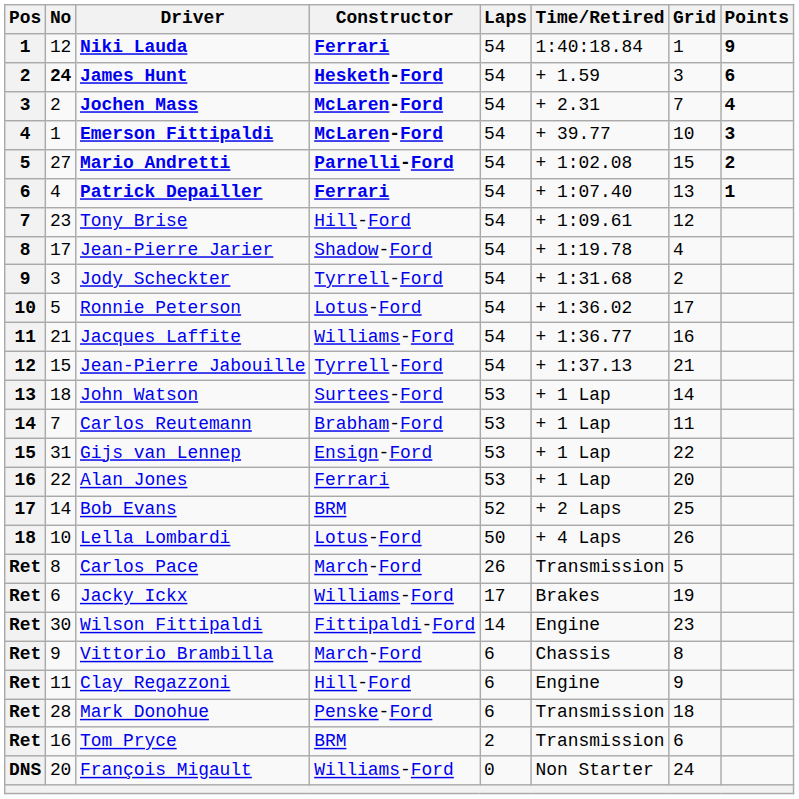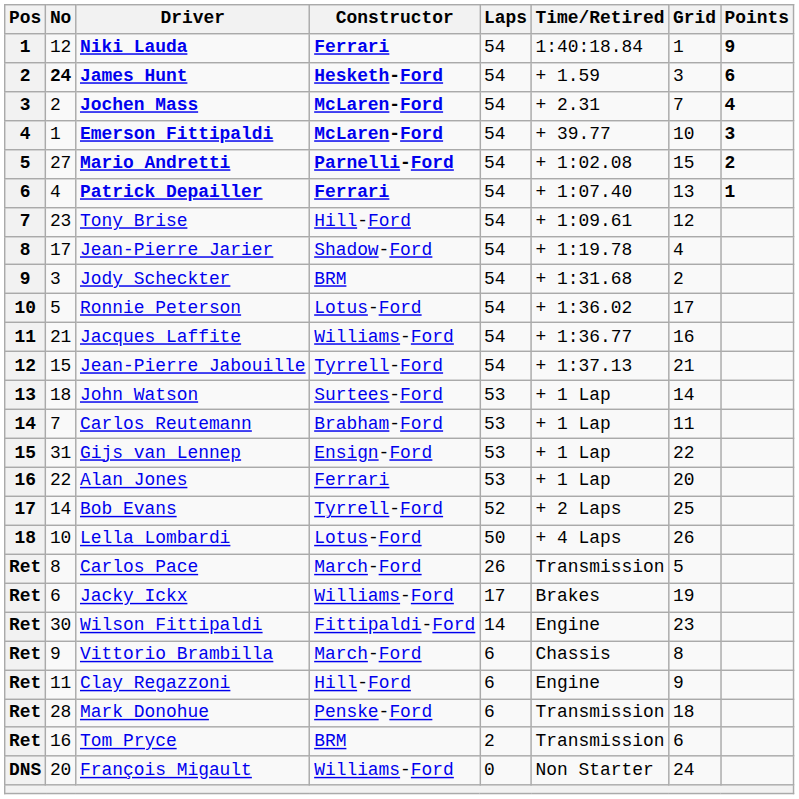(379, 280) Tyrrell-Ford -> (330, 280) BRM
(330, 511) BRM -> (379, 511) Tyrrell-Ford
